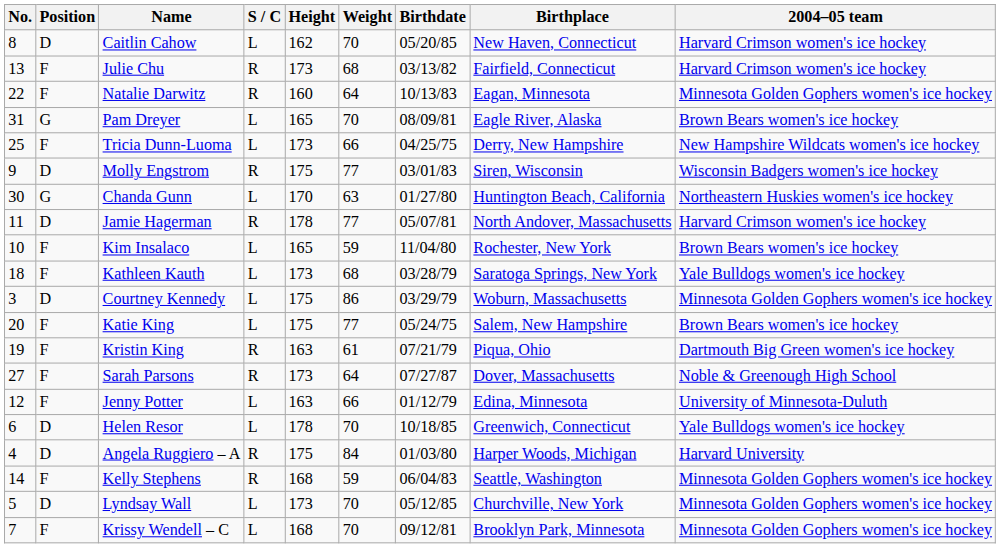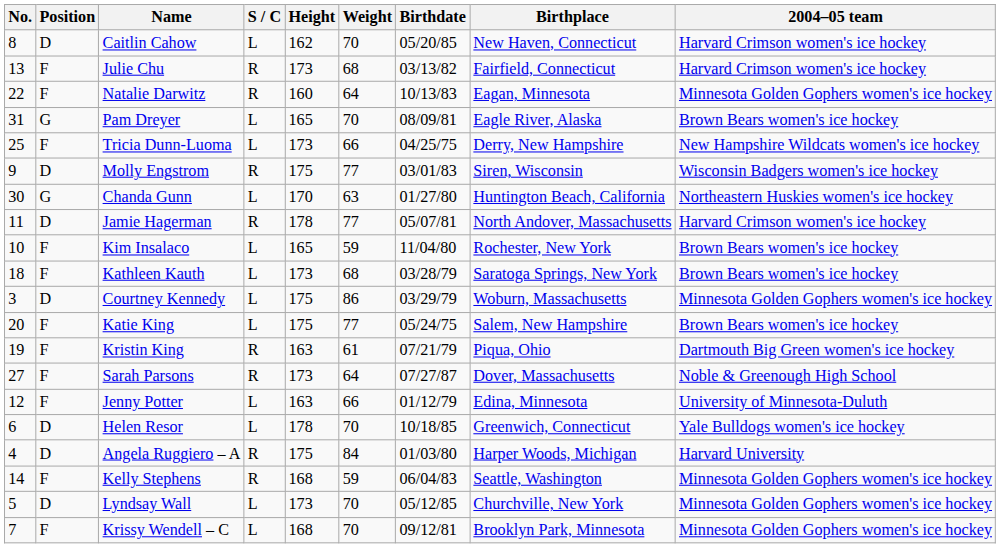(792, 273) Yale Bulldogs women's ice hockey -> (789, 273) Brown Bears women's ice hockey
